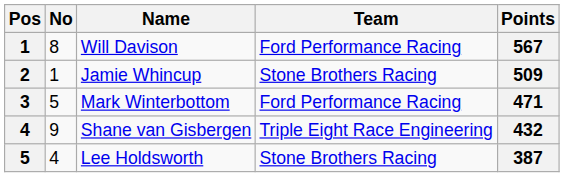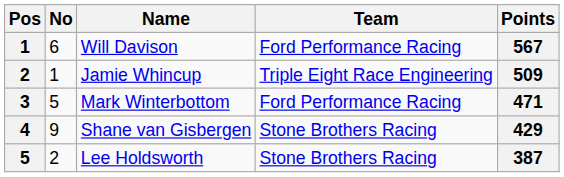(54, 47) 8 -> (54, 47) 6
(348, 75) Stone Brothers Racing -> (376, 75) Triple Eight Race Engineering
(376, 130) Triple Eight Race Engineering -> (348, 130) Stone Brothers Racing
(528, 130) 432 -> (528, 130) 429
(54, 158) 4 -> (54, 158) 2
